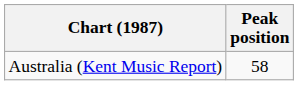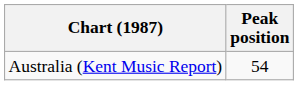(260, 65) 58 -> (260, 65) 54
